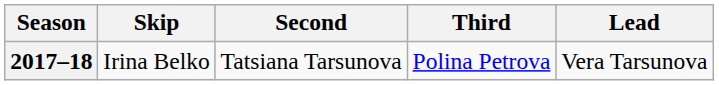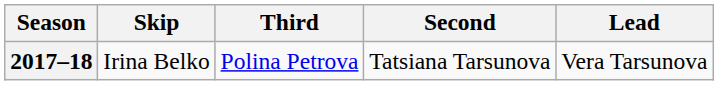columns swapped: (481, 23) <-> (311, 23)
